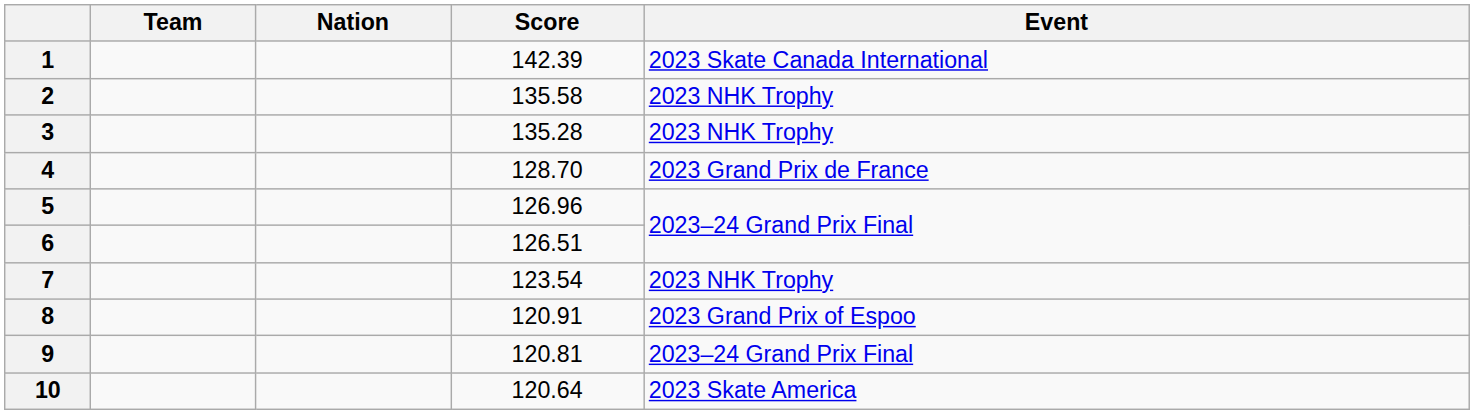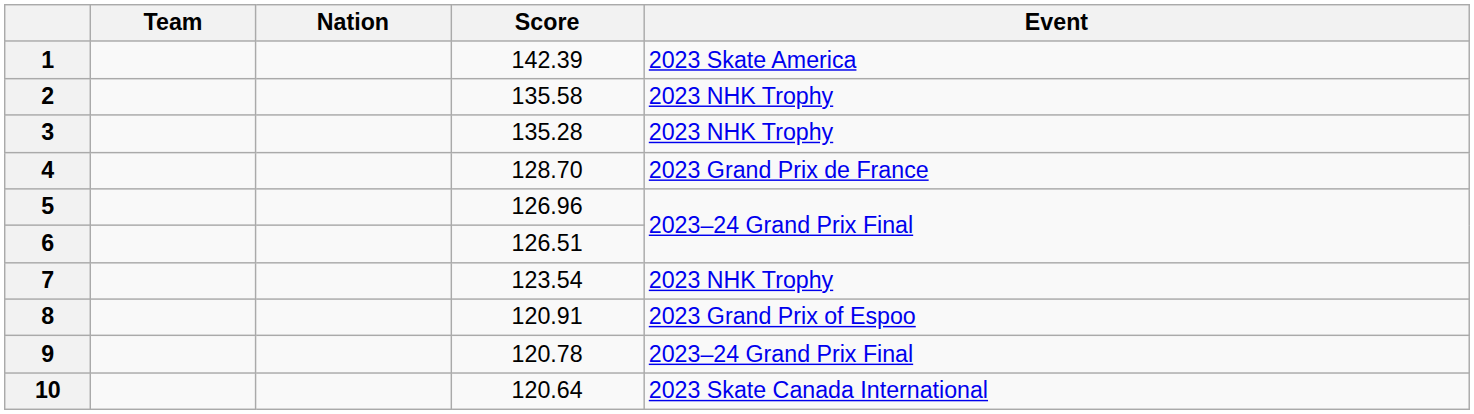(818, 59) 2023 Skate Canada International -> (753, 59) 2023 Skate America
(547, 354) 120.81 -> (547, 354) 120.78
(753, 390) 2023 Skate America -> (818, 390) 2023 Skate Canada International
